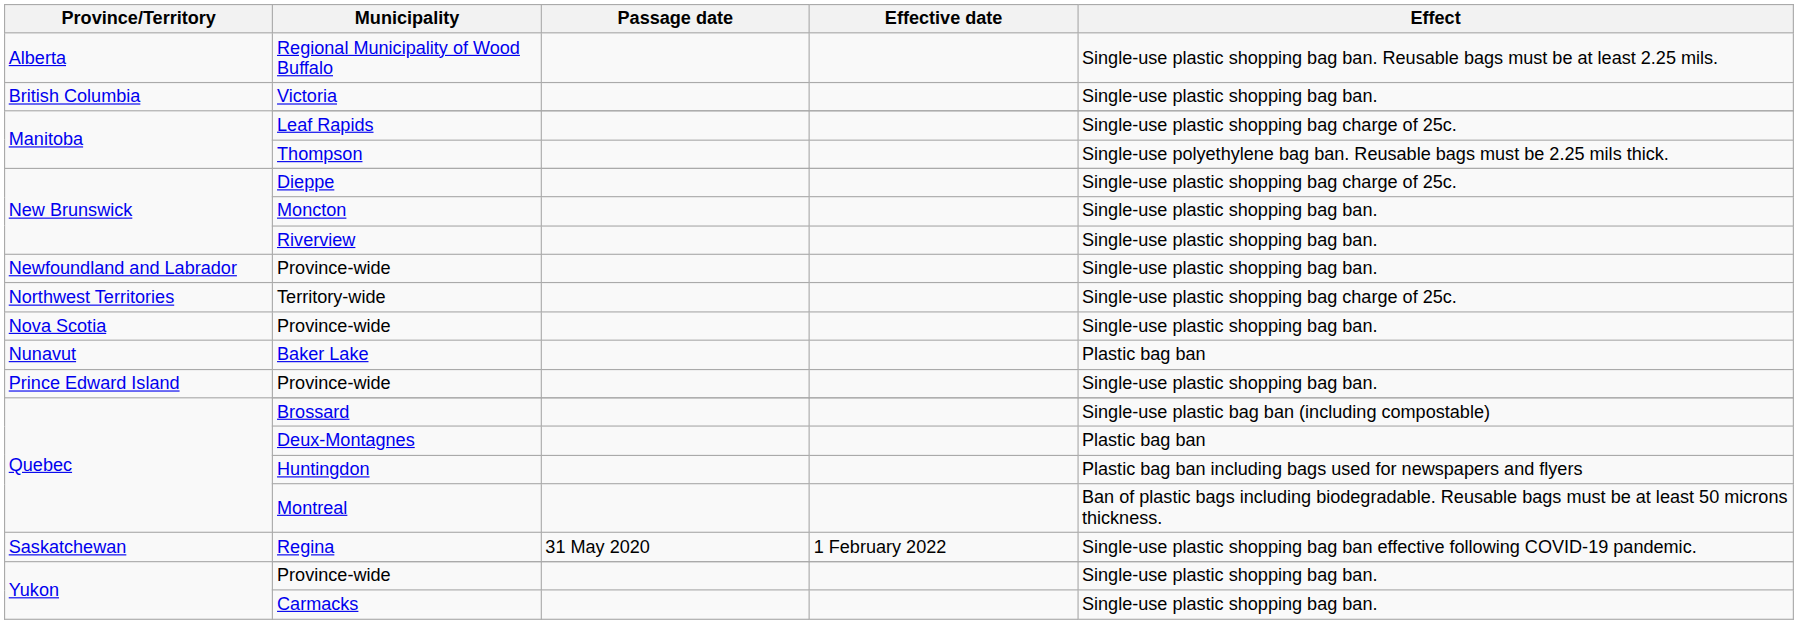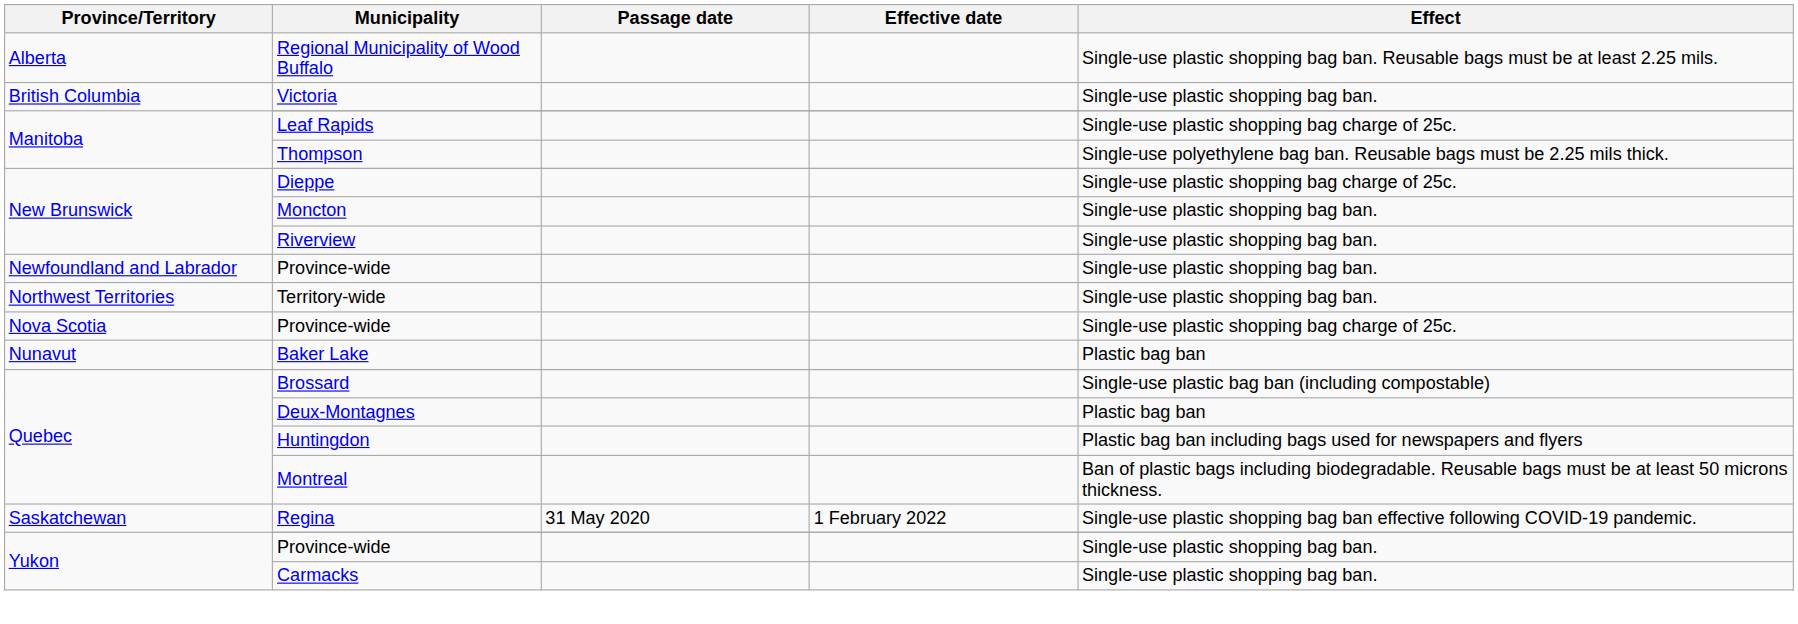(1269, 297) Single-use plastic shopping bag charge of 25c. -> (1230, 297) Single-use plastic shopping bag ban.
(1230, 325) Single-use plastic shopping bag ban. -> (1269, 325) Single-use plastic shopping bag charge of 25c.
- row: (94, 383)
